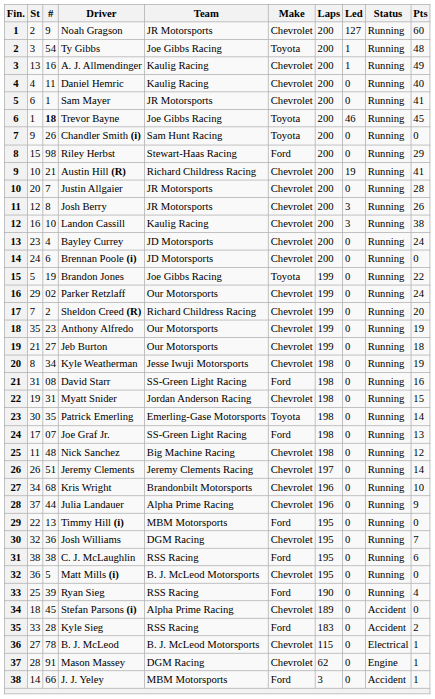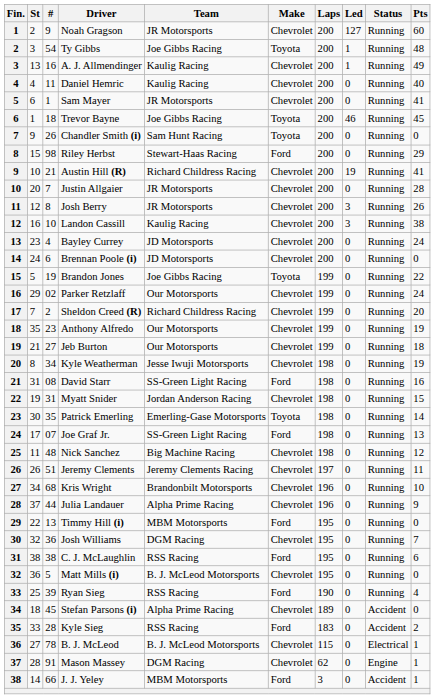(51, 118) bold -> (51, 118) normal
(419, 469) 14 -> (418, 469) 11
